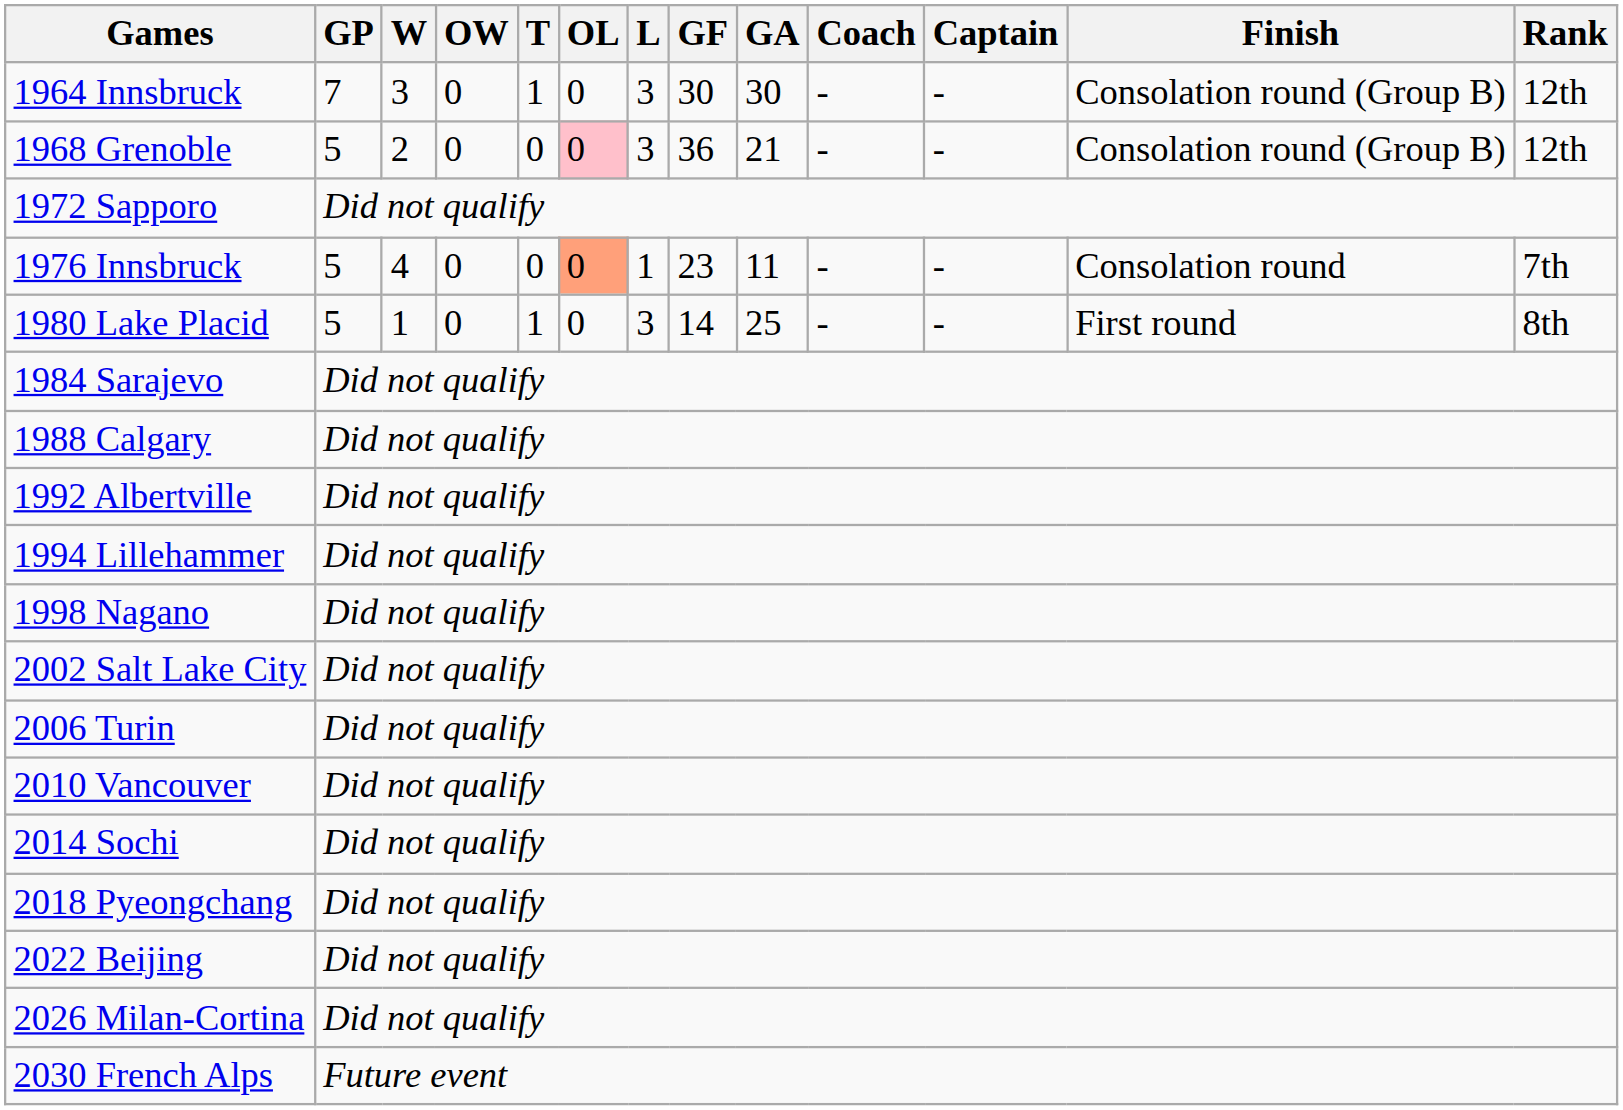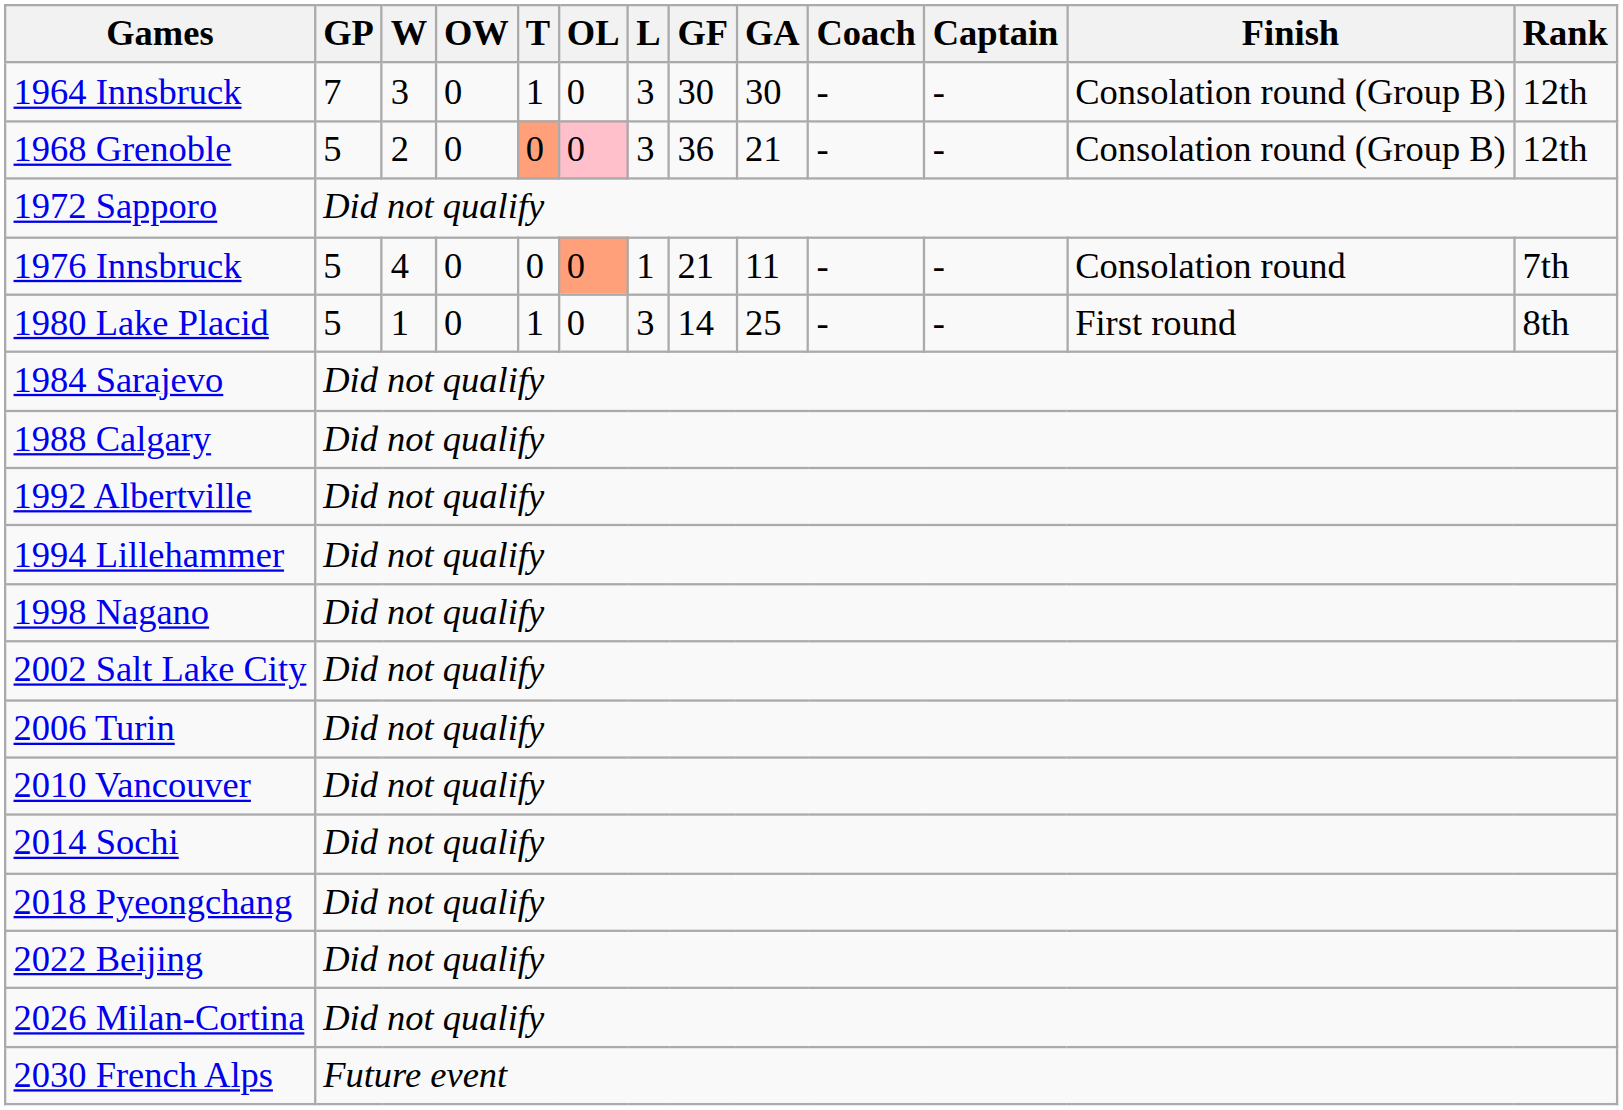(535, 149) no background -> (535, 149) lightsalmon background
(696, 264) 23 -> (696, 264) 21
